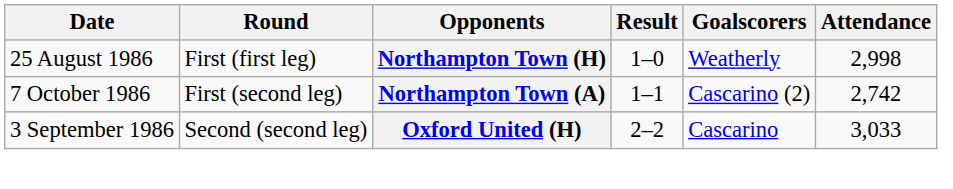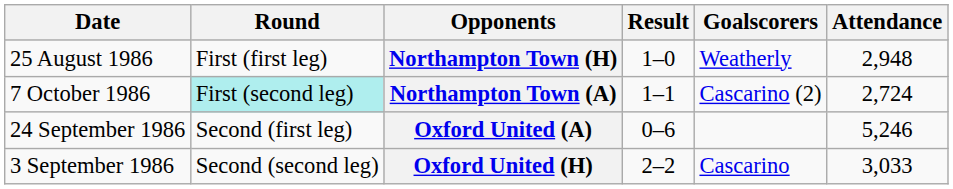(876, 58) 2,998 -> (887, 58) 2,948
(263, 93) no background -> (275, 93) paleturquoise background
(876, 93) 2,742 -> (887, 93) 2,724
+ row: (503, 129)
